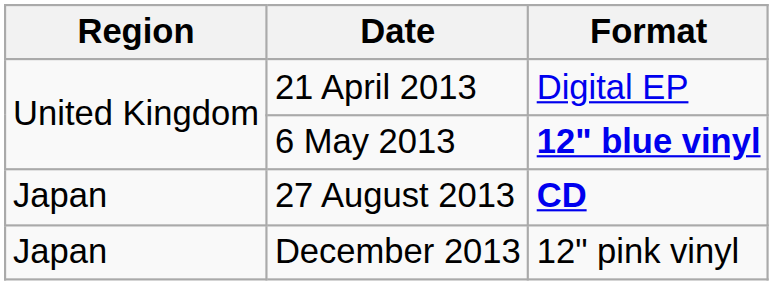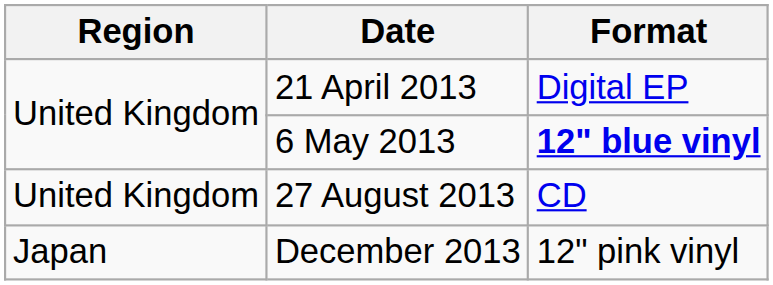(60, 196) Japan -> (136, 196) United Kingdom
(562, 196) bold -> (562, 196) normal
